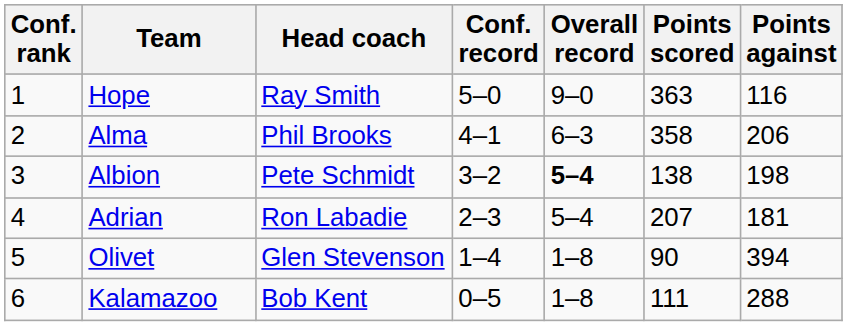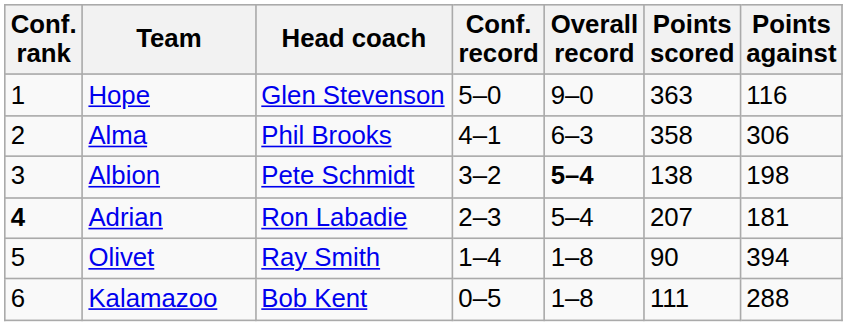(321, 94) Ray Smith -> (353, 94) Glen Stevenson
(768, 135) 206 -> (768, 135) 306
(18, 217) normal -> (18, 217) bold
(353, 258) Glen Stevenson -> (321, 258) Ray Smith
